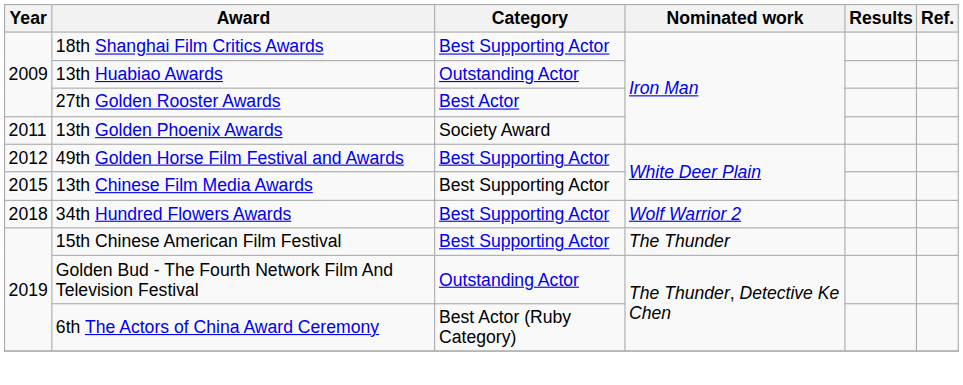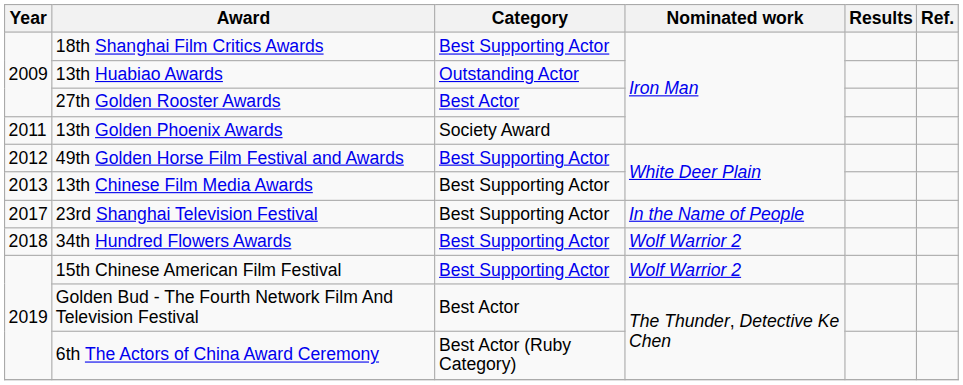(28, 185) 2015 -> (28, 185) 2013
+ row: (187, 213)
(679, 241) The Thunder -> (685, 269) Wolf Warrior 2
(509, 279) Outstanding Actor -> (479, 307) Best Actor
